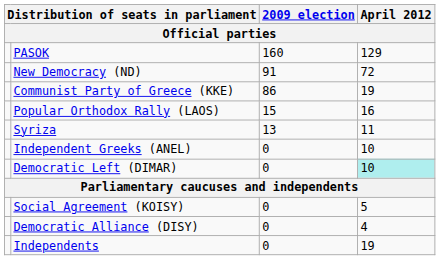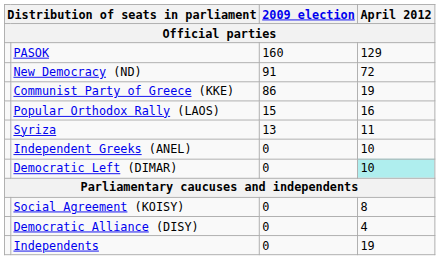(364, 207) 5 -> (364, 207) 8
